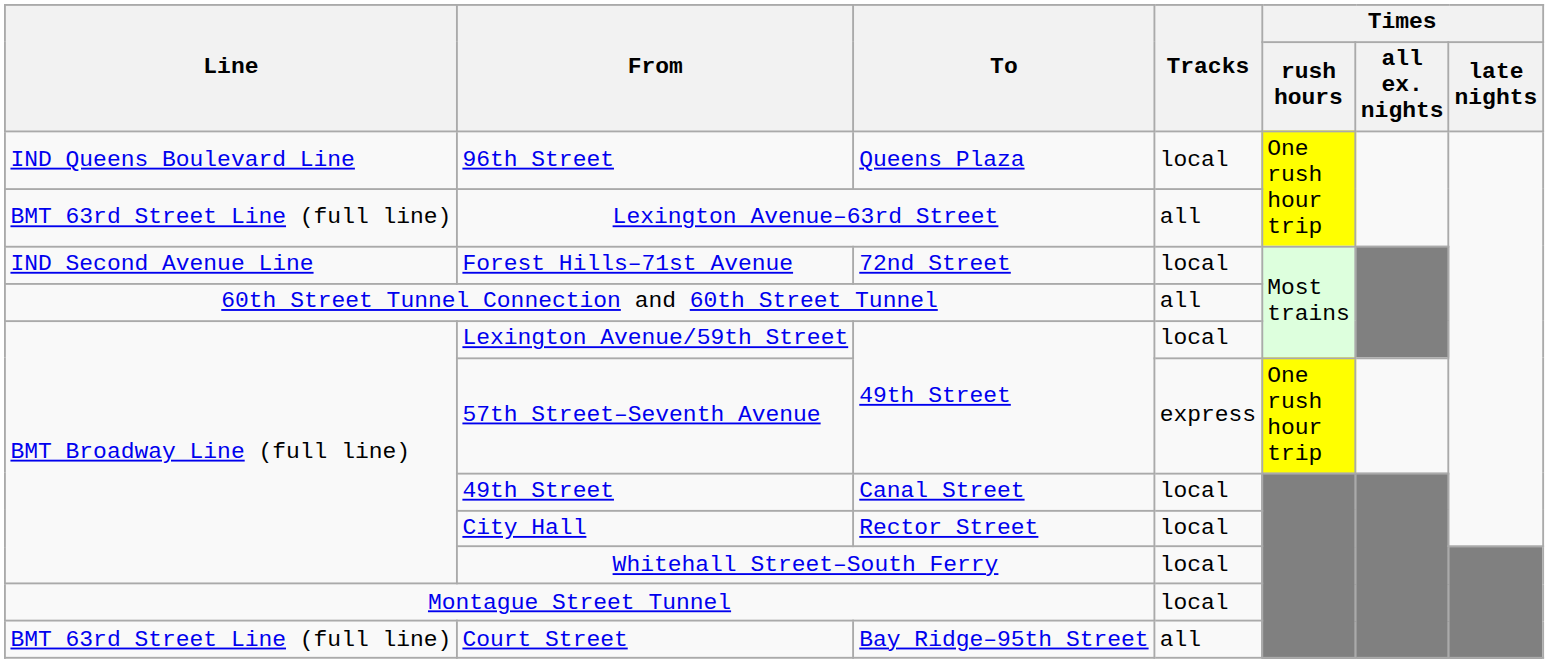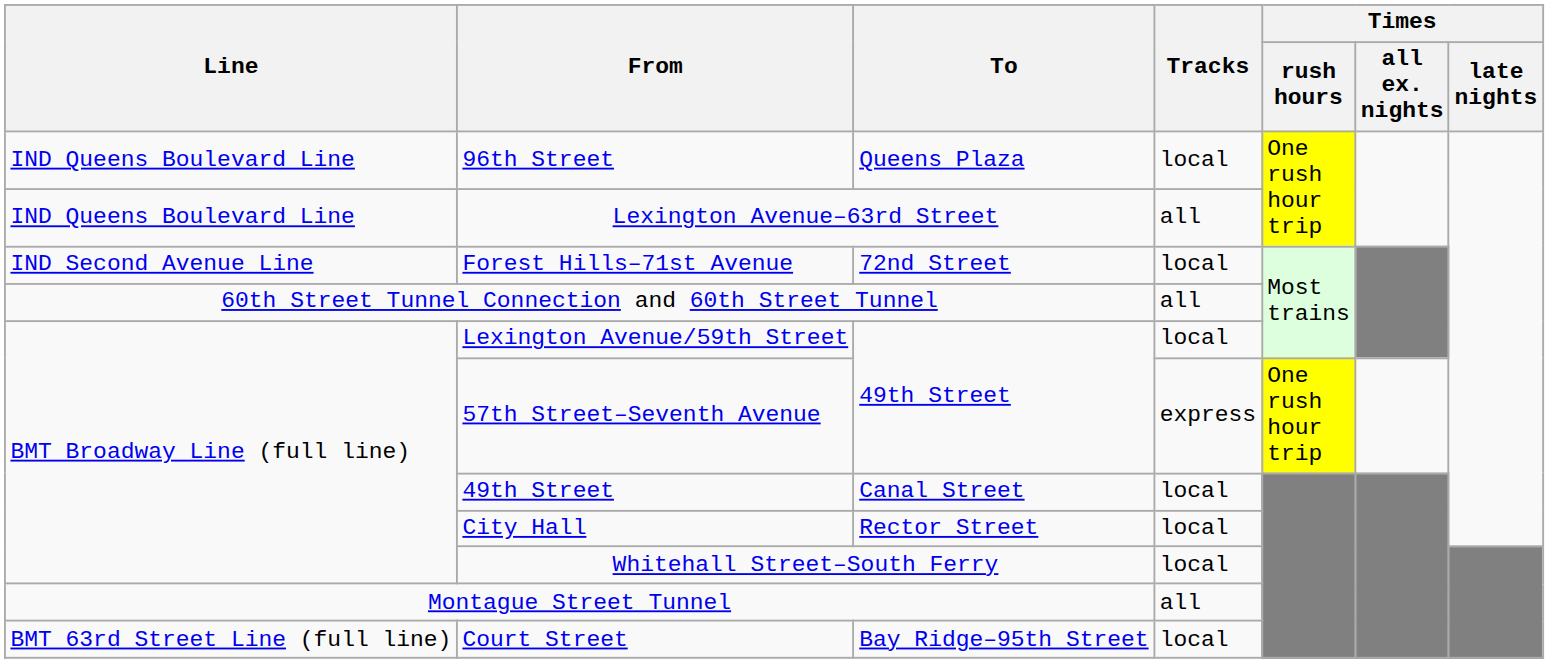(231, 218) BMT 63rd Street Line (full line) -> (183, 218) IND Queens Boulevard Line
(1194, 603) local -> (1180, 603) all
(1180, 640) all -> (1194, 640) local
